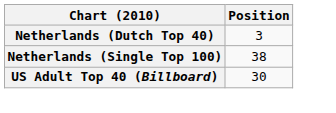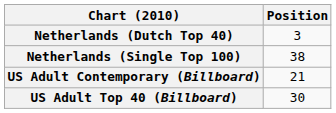+ row: (134, 77)
